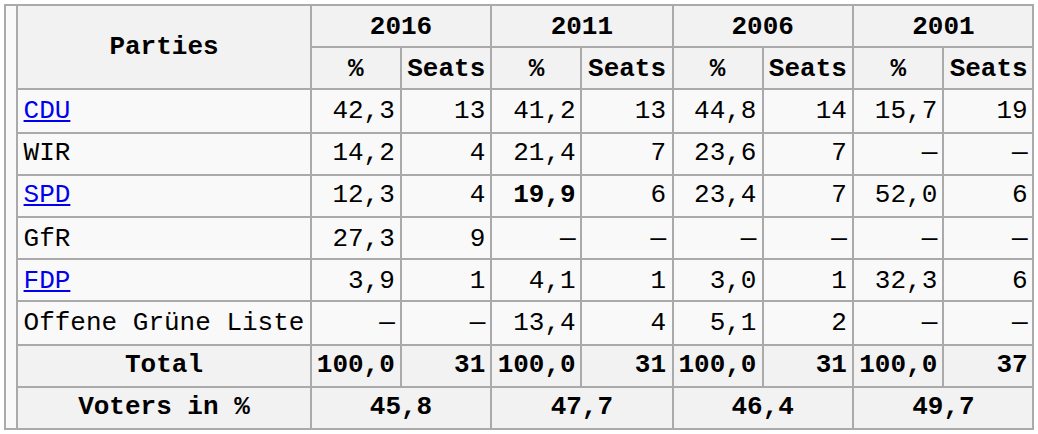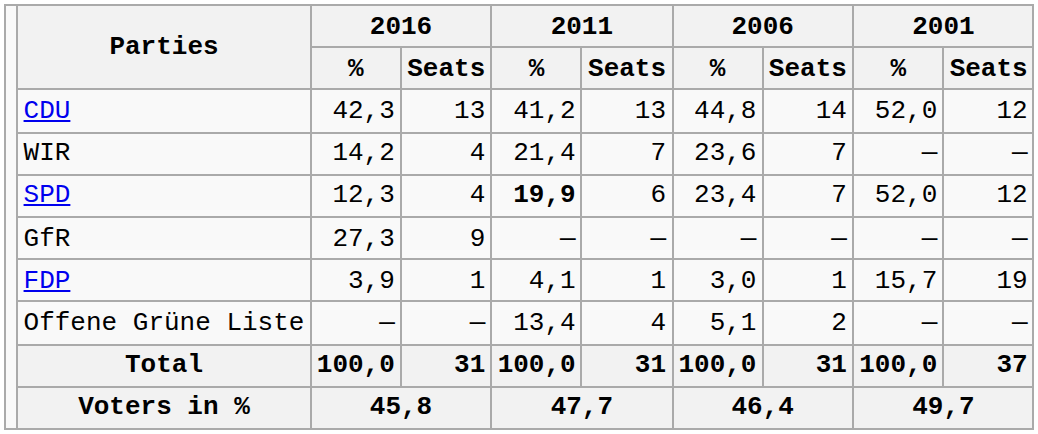(906, 111) 15,7 -> (906, 111) 52,0
(1012, 111) 19 -> (1012, 111) 12
(1020, 196) 6 -> (1012, 196) 12
(906, 280) 32,3 -> (906, 280) 15,7
(1020, 280) 6 -> (1012, 280) 19
